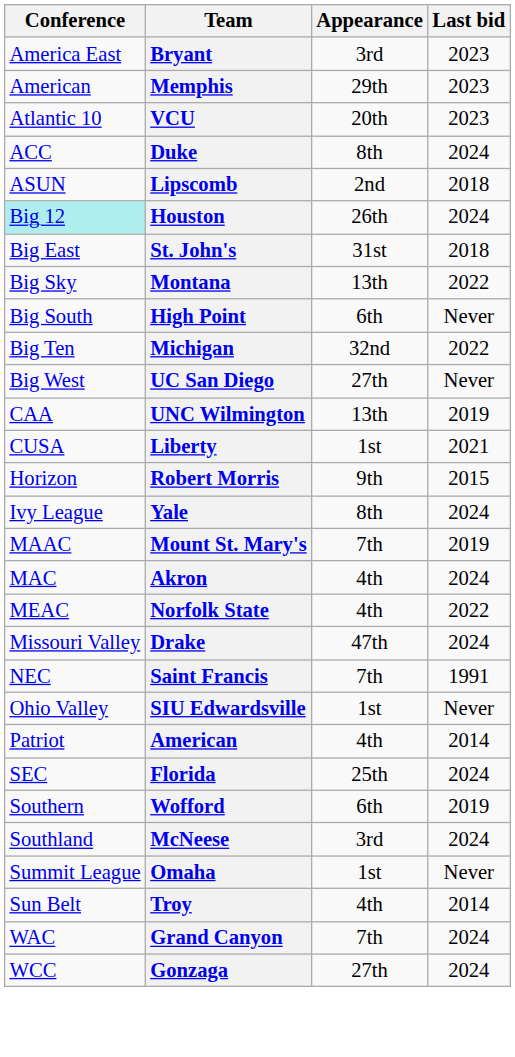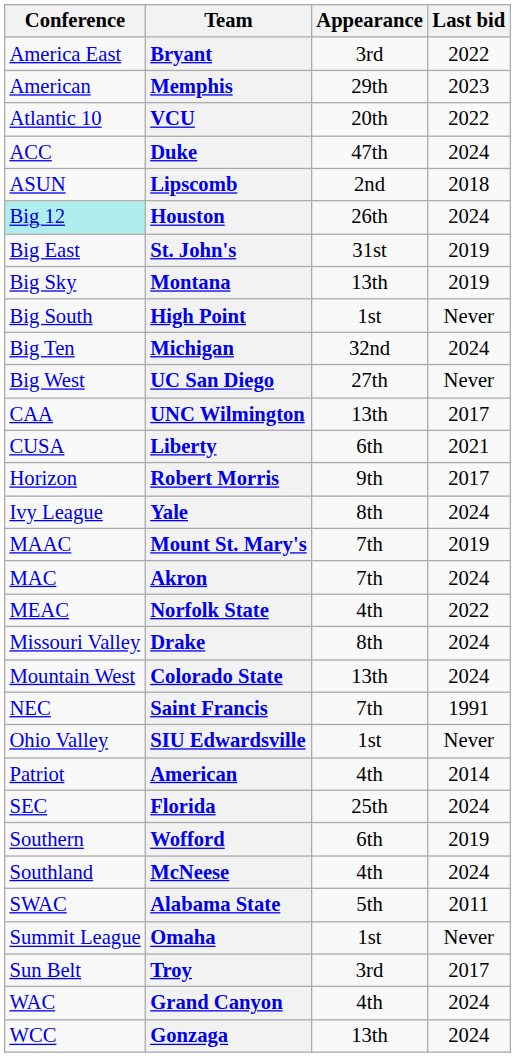(469, 53) 2023 -> (469, 53) 2022
(469, 119) 2023 -> (469, 119) 2022
(370, 151) 8th -> (370, 151) 47th
(469, 250) 2018 -> (469, 250) 2019
(469, 282) 2022 -> (469, 282) 2019
(370, 315) 6th -> (370, 315) 1st
(469, 348) 2022 -> (469, 348) 2024
(469, 413) 2019 -> (469, 413) 2017
(370, 446) 1st -> (370, 446) 6th
(469, 479) 2015 -> (469, 479) 2017
(370, 577) 4th -> (370, 577) 7th
(370, 642) 47th -> (370, 642) 8th
+ row: (216, 675)
(370, 839) 3rd -> (370, 871) 4th
+ row: (215, 904)
(370, 904) 4th -> (370, 970) 3rd
(469, 904) 2014 -> (469, 970) 2017
(370, 937) 7th -> (370, 1002) 4th
(370, 970) 27th -> (370, 1035) 13th
